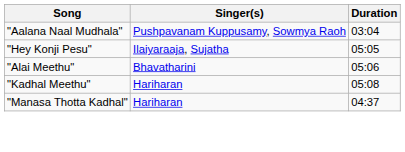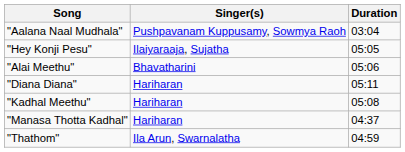+ row: (42, 85)
+ row: (33, 138)
